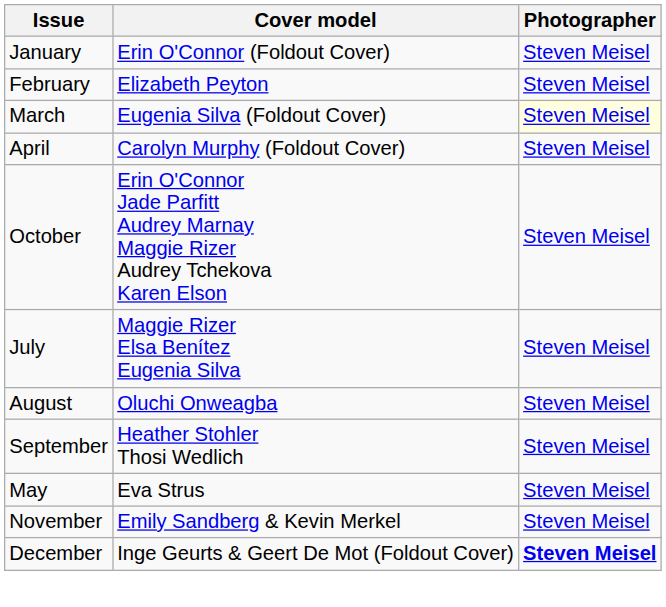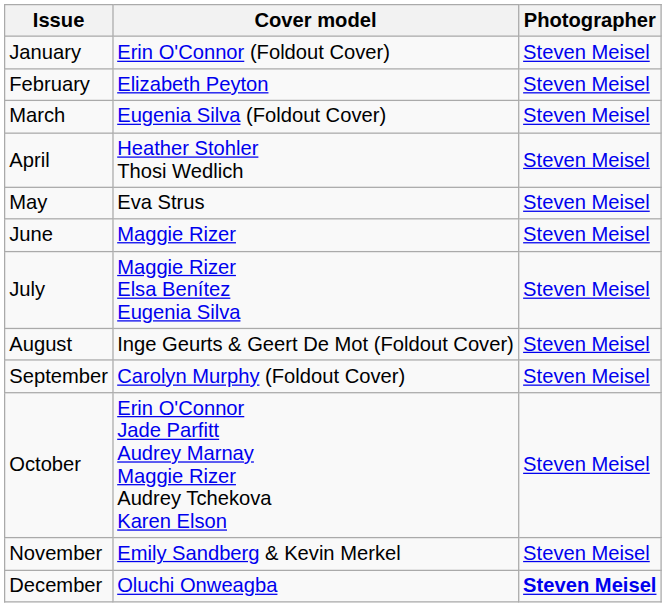(586, 116) lightyellow background -> (586, 116) no background
(261, 148) Carolyn Murphy (Foldout Cover) -> (188, 159) Heather Stohler Thosi Wedlich
rows swapped: (28, 489) <-> (45, 237)
+ row: (31, 235)
(197, 403) Oluchi Onweagba -> (316, 344) Inge Geurts & Geert De Mot (Foldout Cover)
(188, 446) Heather Stohler Thosi Wedlich -> (261, 376) Carolyn Murphy (Foldout Cover)
(316, 553) Inge Geurts & Geert De Mot (Foldout Cover) -> (197, 585) Oluchi Onweagba
